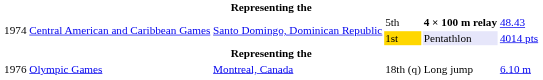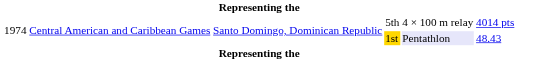(460, 22) bold -> (438, 22) normal
(512, 22) 48.43 -> (495, 22) 4014 pts
(519, 38) 4014 pts -> (489, 38) 48.43
- row: (403, 69)
